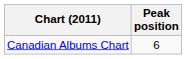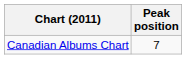(156, 44) 6 -> (156, 44) 7
